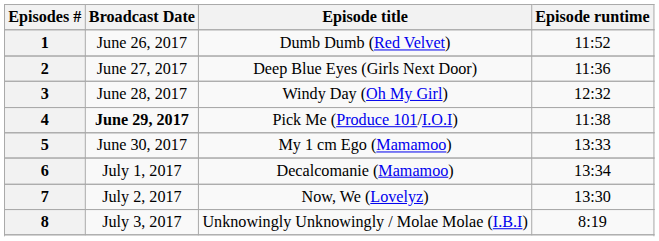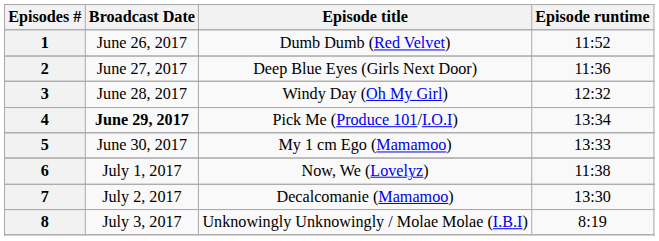(592, 119) 11:38 -> (592, 119) 13:34
(365, 171) Decalcomanie (Mamamoo) -> (365, 171) Now, We (Lovelyz)
(592, 171) 13:34 -> (592, 171) 11:38
(365, 196) Now, We (Lovelyz) -> (365, 196) Decalcomanie (Mamamoo)
